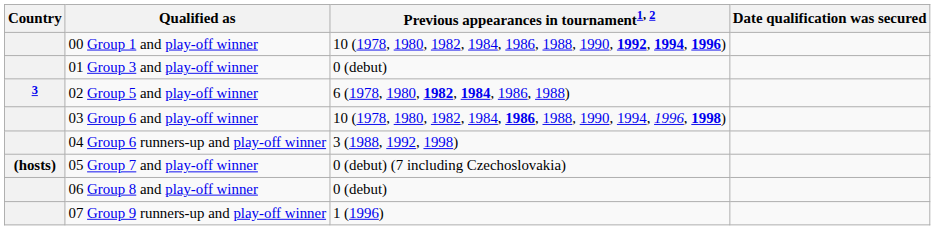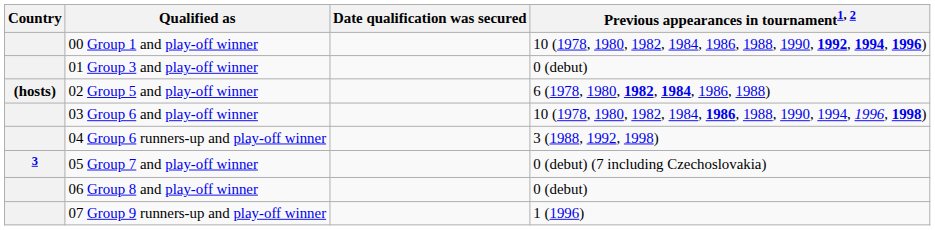columns swapped: (830, 18) <-> (529, 18)
(35, 90) 3 -> (35, 91) (hosts)
(35, 165) (hosts) -> (35, 160) 3
